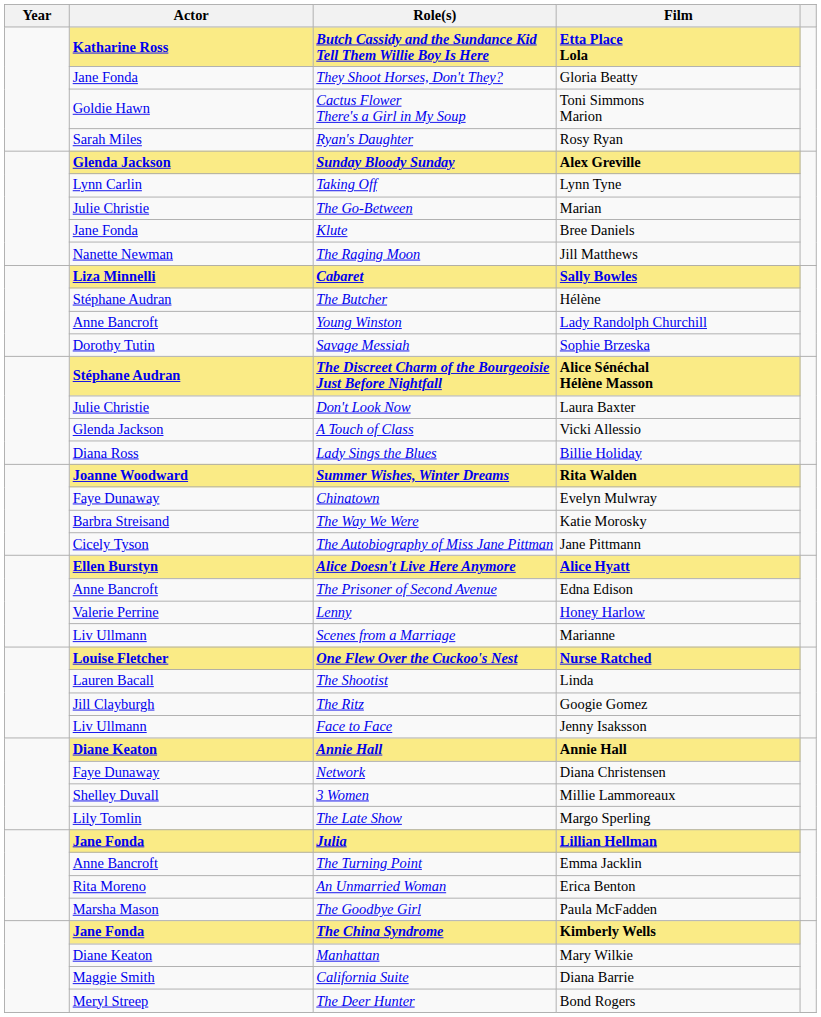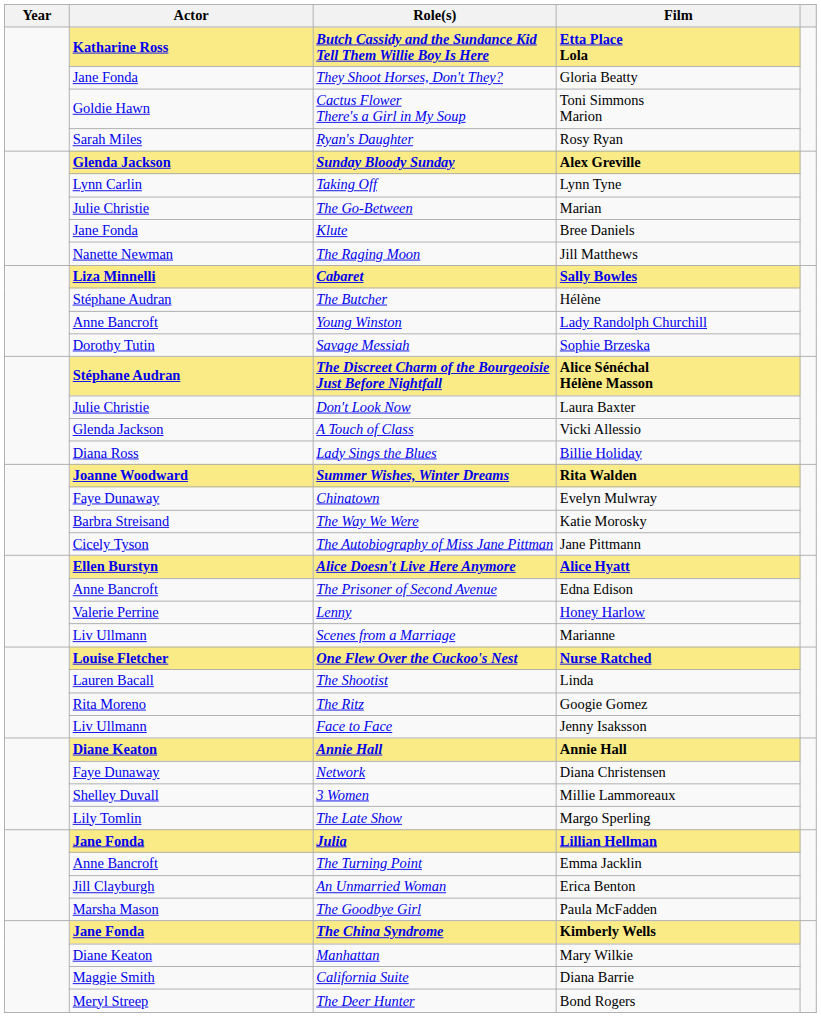(114, 703) Jill Clayburgh -> (109, 703) Rita Moreno
(109, 886) Rita Moreno -> (114, 886) Jill Clayburgh
